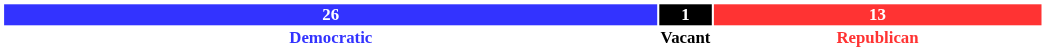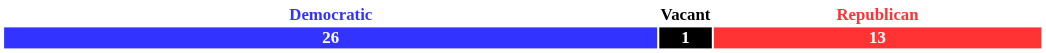rows swapped: (331, 14) <-> (331, 37)
